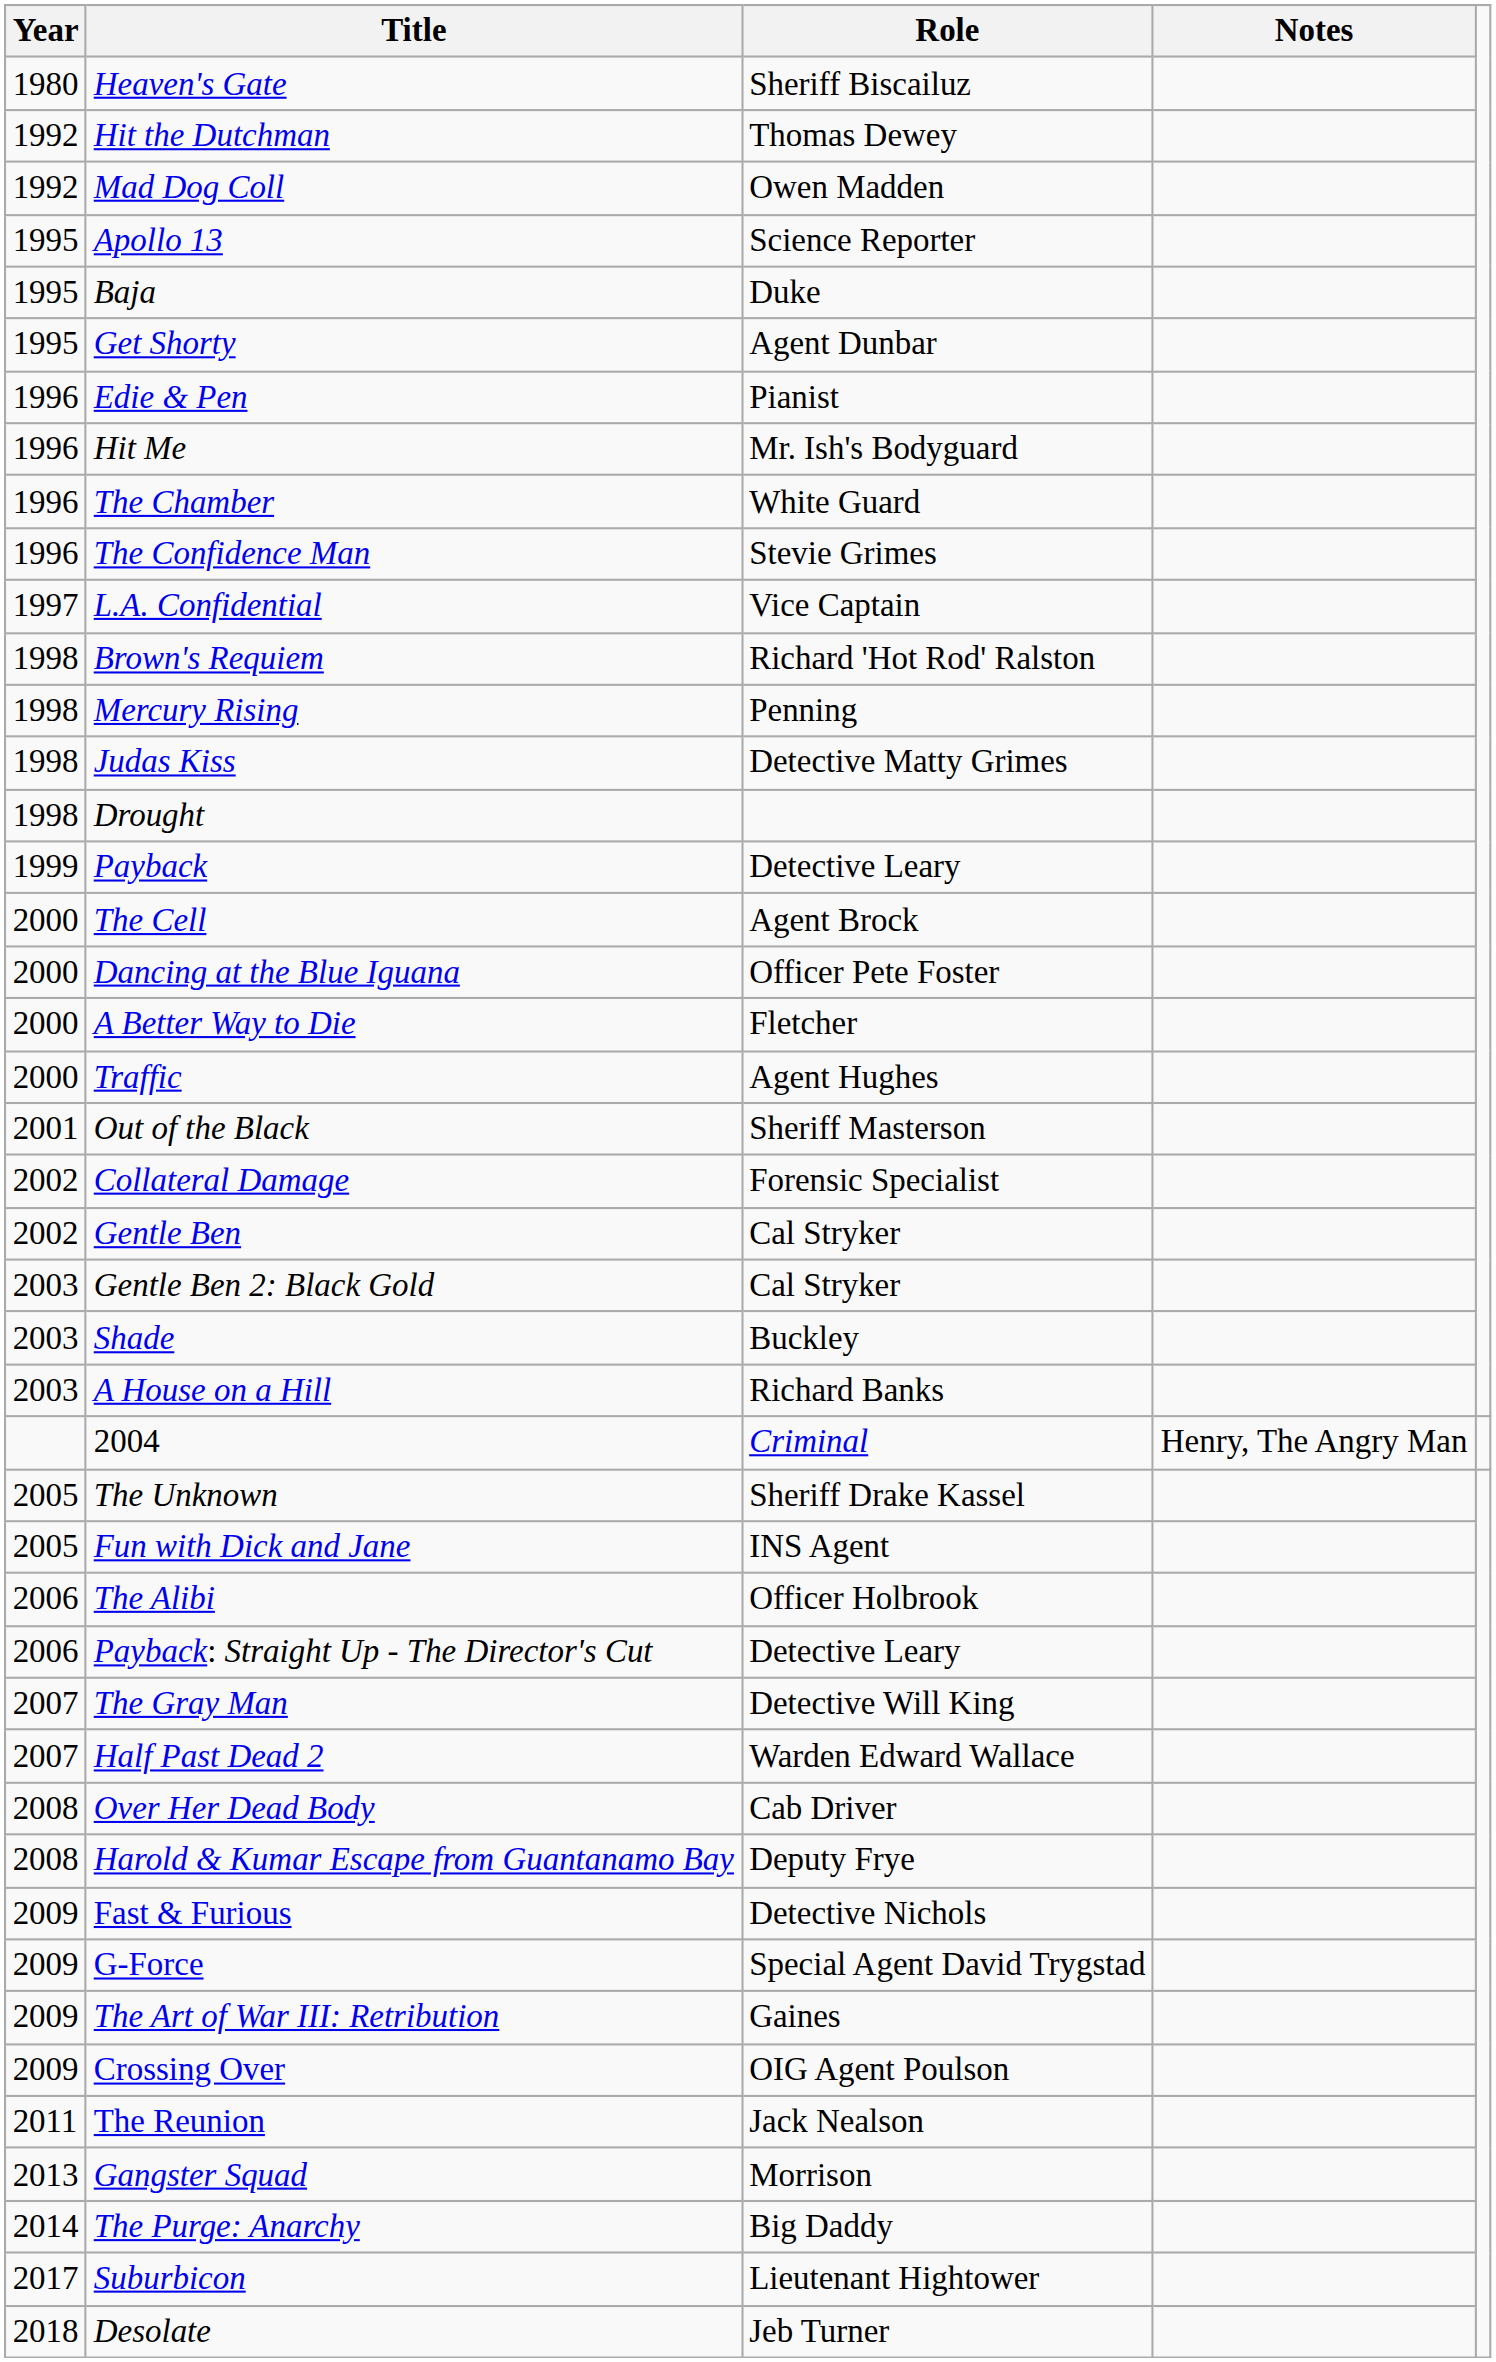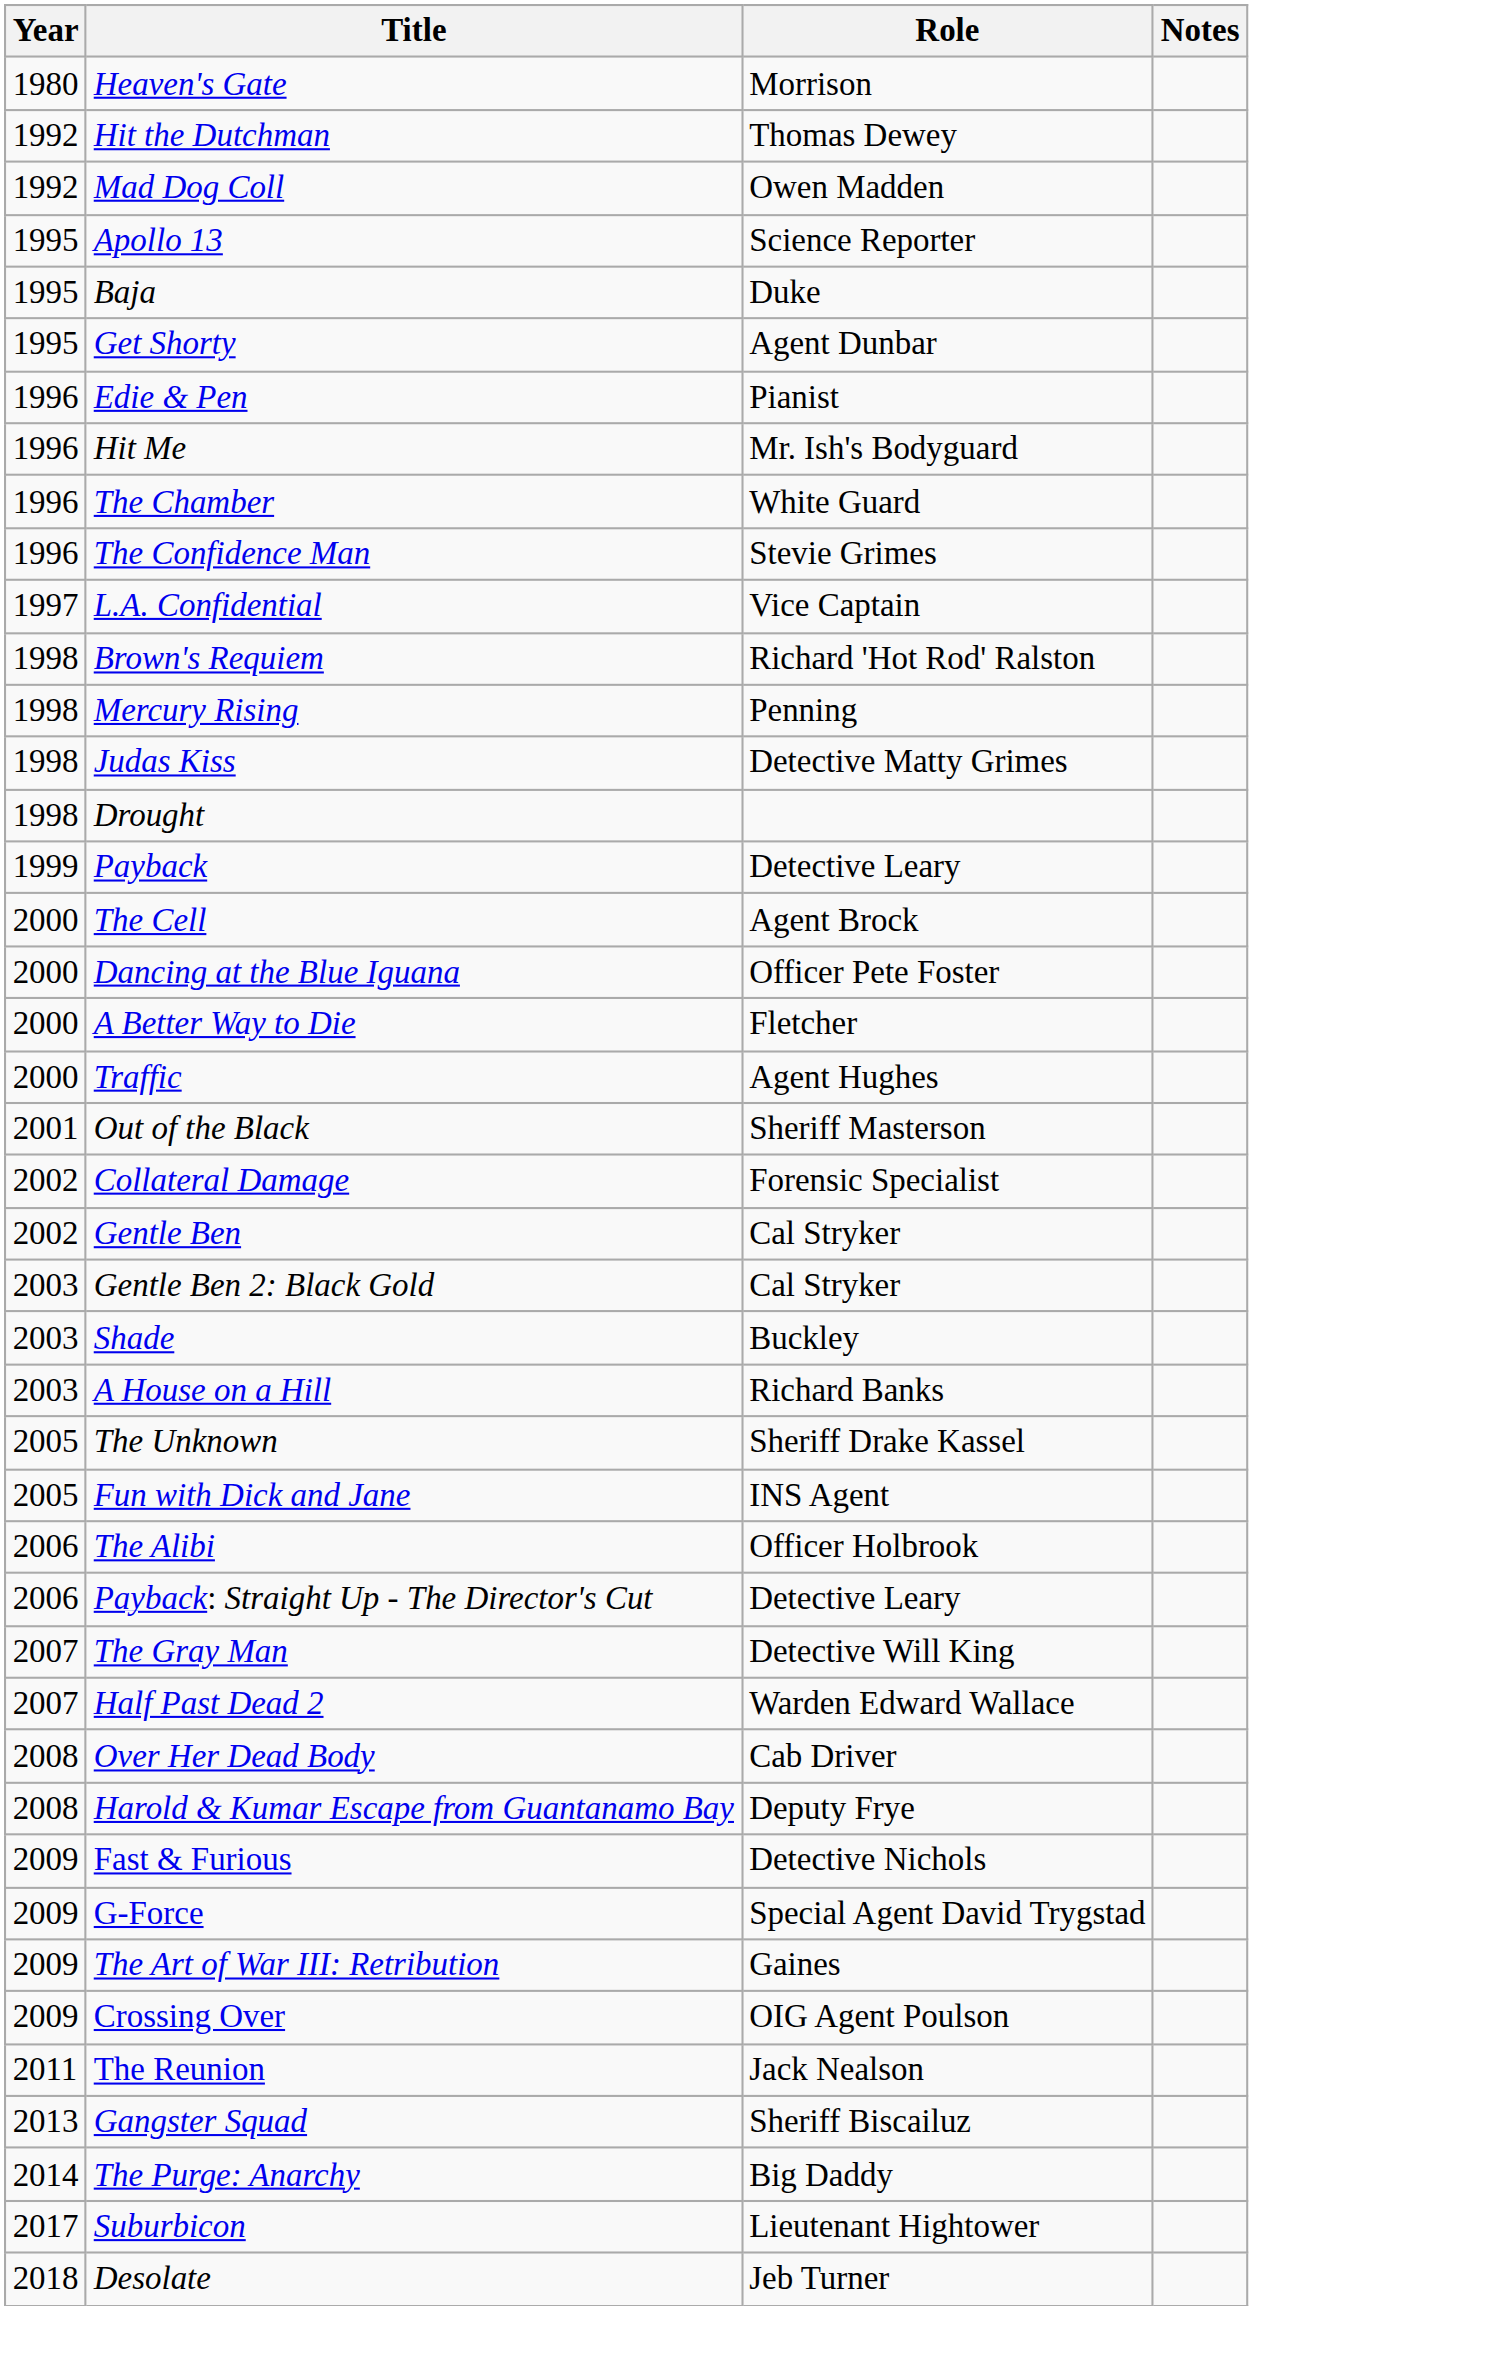(860, 82) Sheriff Biscailuz -> (811, 82) Morrison
- row: (127, 1441)
(811, 2173) Morrison -> (860, 2121) Sheriff Biscailuz
